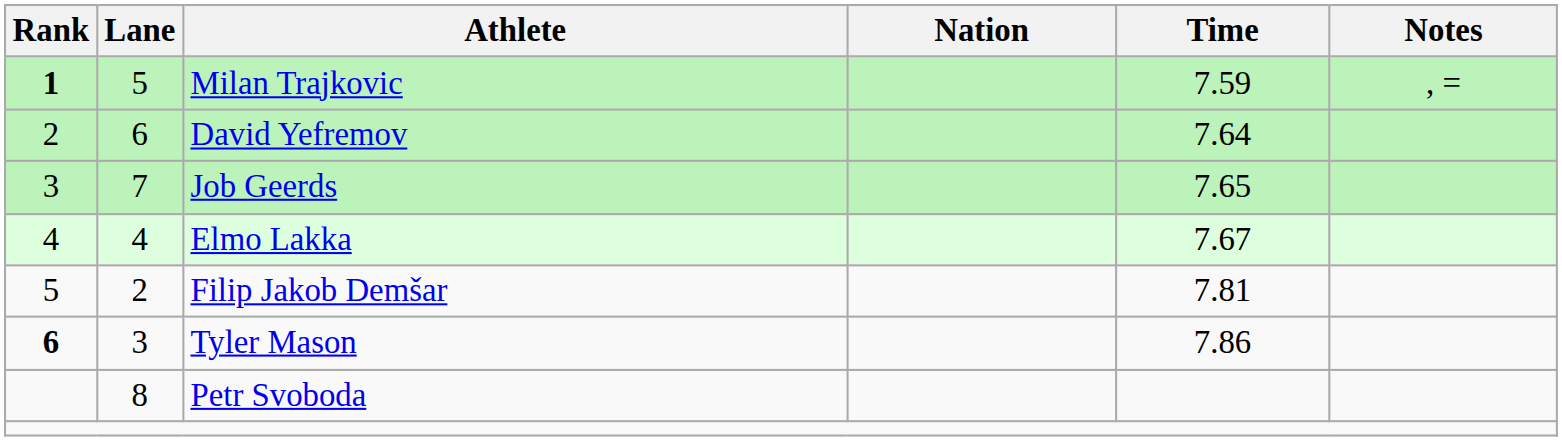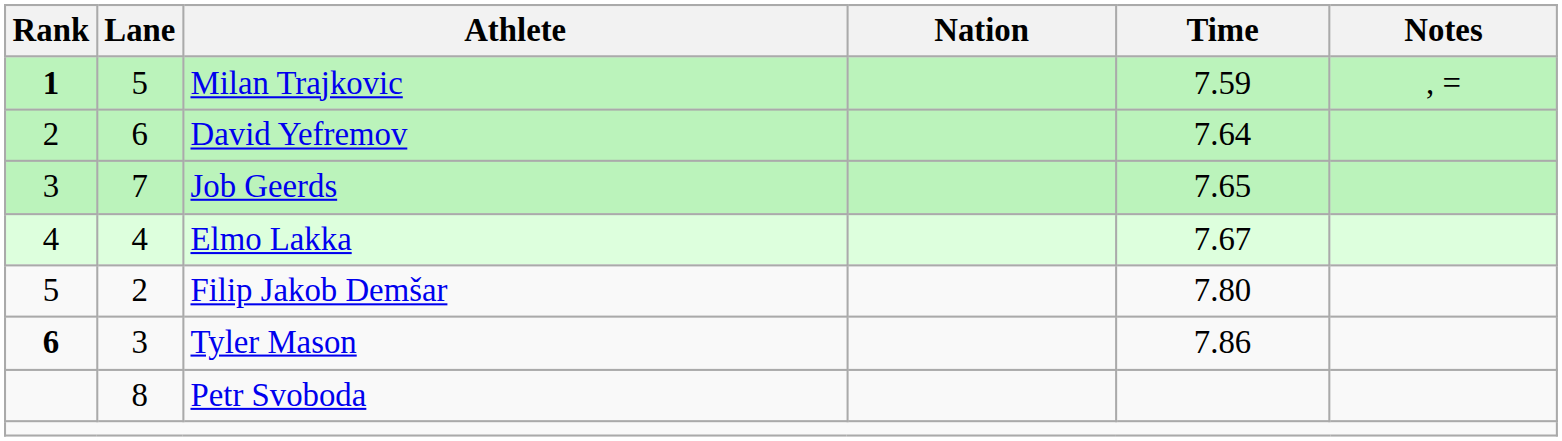(1223, 290) 7.81 -> (1223, 290) 7.80
